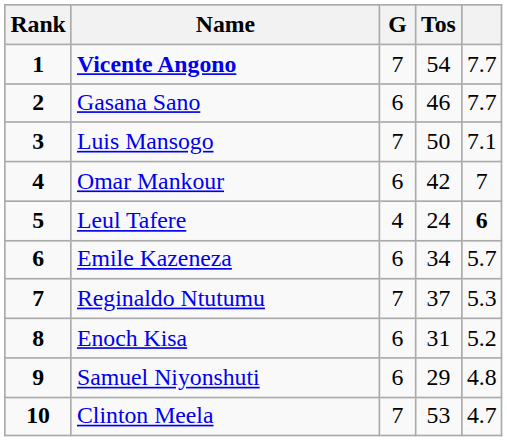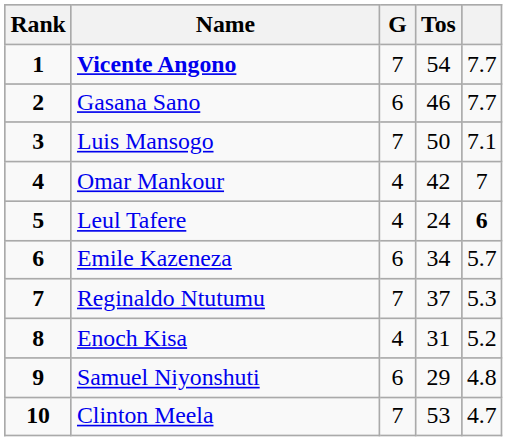(397, 181) 6 -> (397, 181) 4
(397, 337) 6 -> (397, 337) 4
